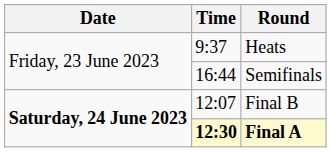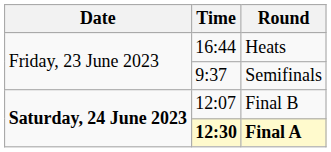(211, 47) 9:37 -> (216, 47) 16:44
(216, 75) 16:44 -> (211, 75) 9:37
